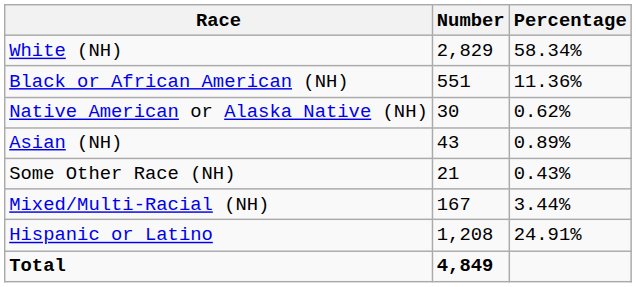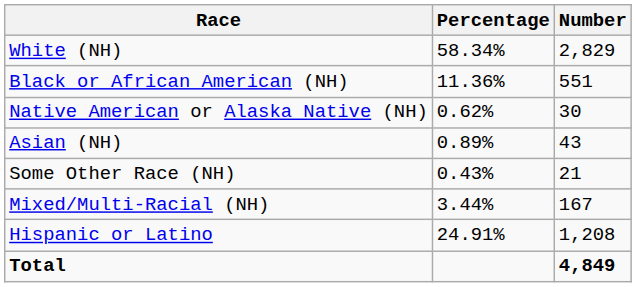columns swapped: (471, 20) <-> (570, 20)
